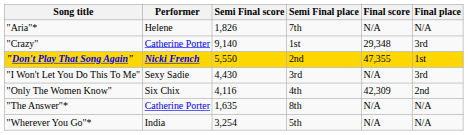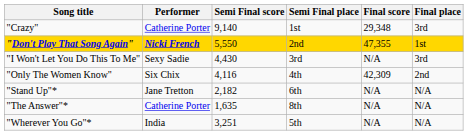- row: (22, 28)
+ row: (32, 91)
(226, 122) 3,254 -> (226, 122) 3,251
